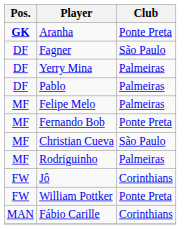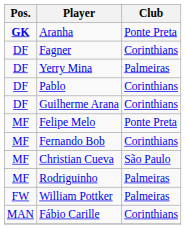(142, 50) São Paulo -> (151, 50) Corinthians
(142, 86) Palmeiras -> (151, 86) Corinthians
+ row: (79, 104)
(142, 104) Palmeiras -> (151, 123) Ponte Preta
(145, 123) Ponte Preta -> (151, 141) Corinthians
- row: (44, 178)
(145, 196) Ponte Preta -> (147, 196) Palmeiras
